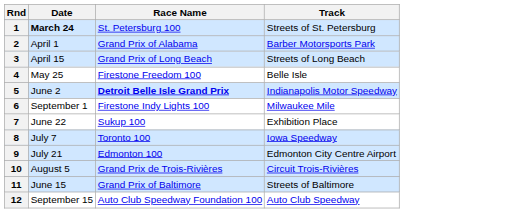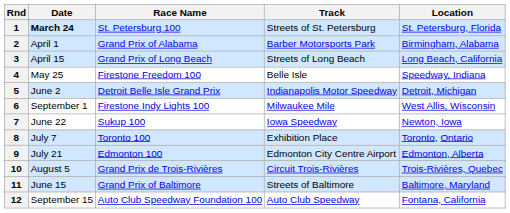+ column: (452, 12)
(163, 90) bold -> (159, 90) normal
(302, 121) Exhibition Place -> (302, 121) Iowa Speedway
(302, 137) Iowa Speedway -> (302, 137) Exhibition Place
